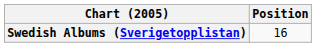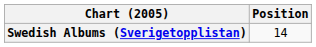(280, 33) 16 -> (280, 33) 14
